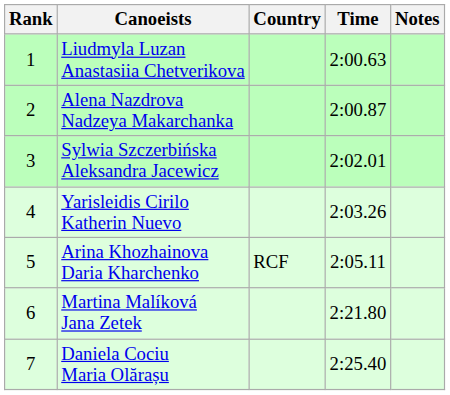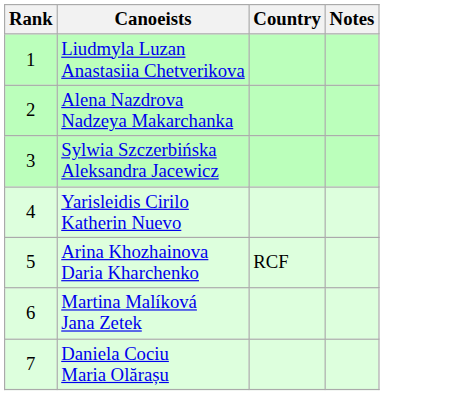- column: (358, 19)
